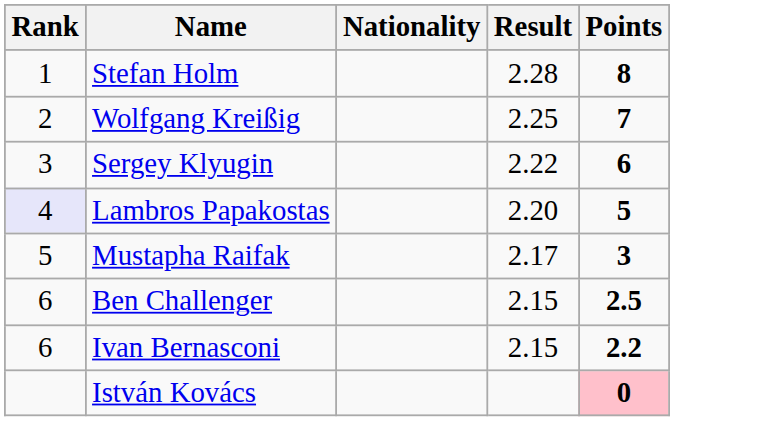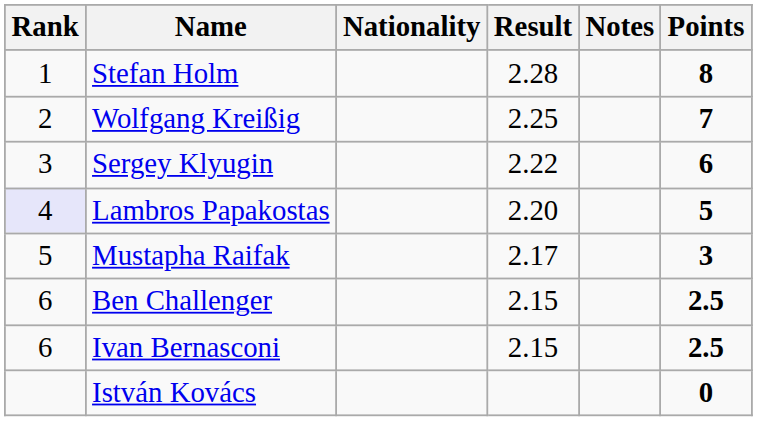+ column: (620, 27)
(624, 347) 2.2 -> (706, 347) 2.5
(624, 392) pink background -> (706, 392) no background
